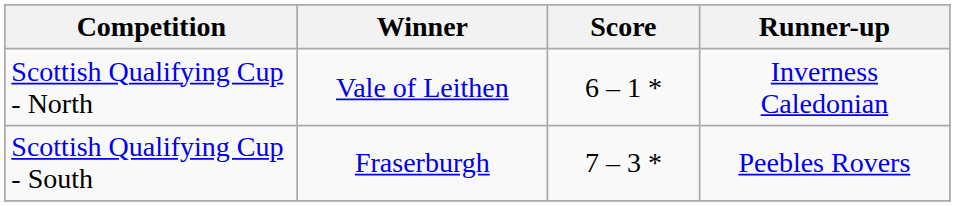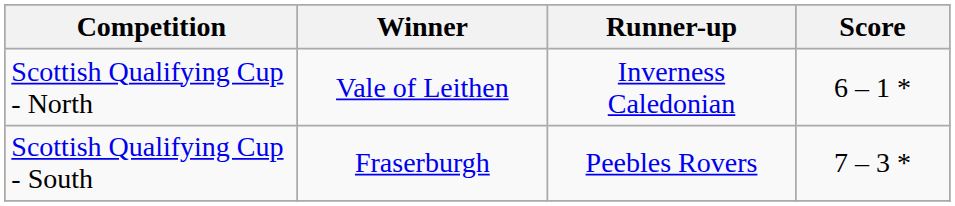columns swapped: (623, 26) <-> (824, 26)
